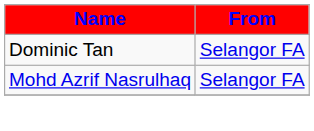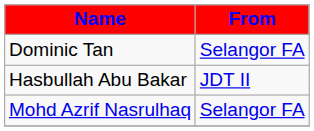+ row: (98, 79)
